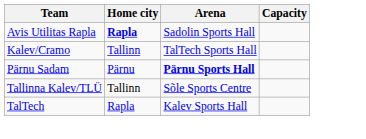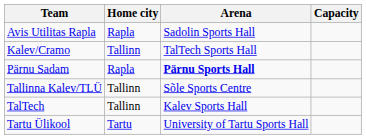(122, 32) bold -> (121, 32) normal
(121, 69) Pärnu -> (121, 69) Rapla
(121, 106) Rapla -> (124, 106) Tallinn
+ row: (39, 124)
